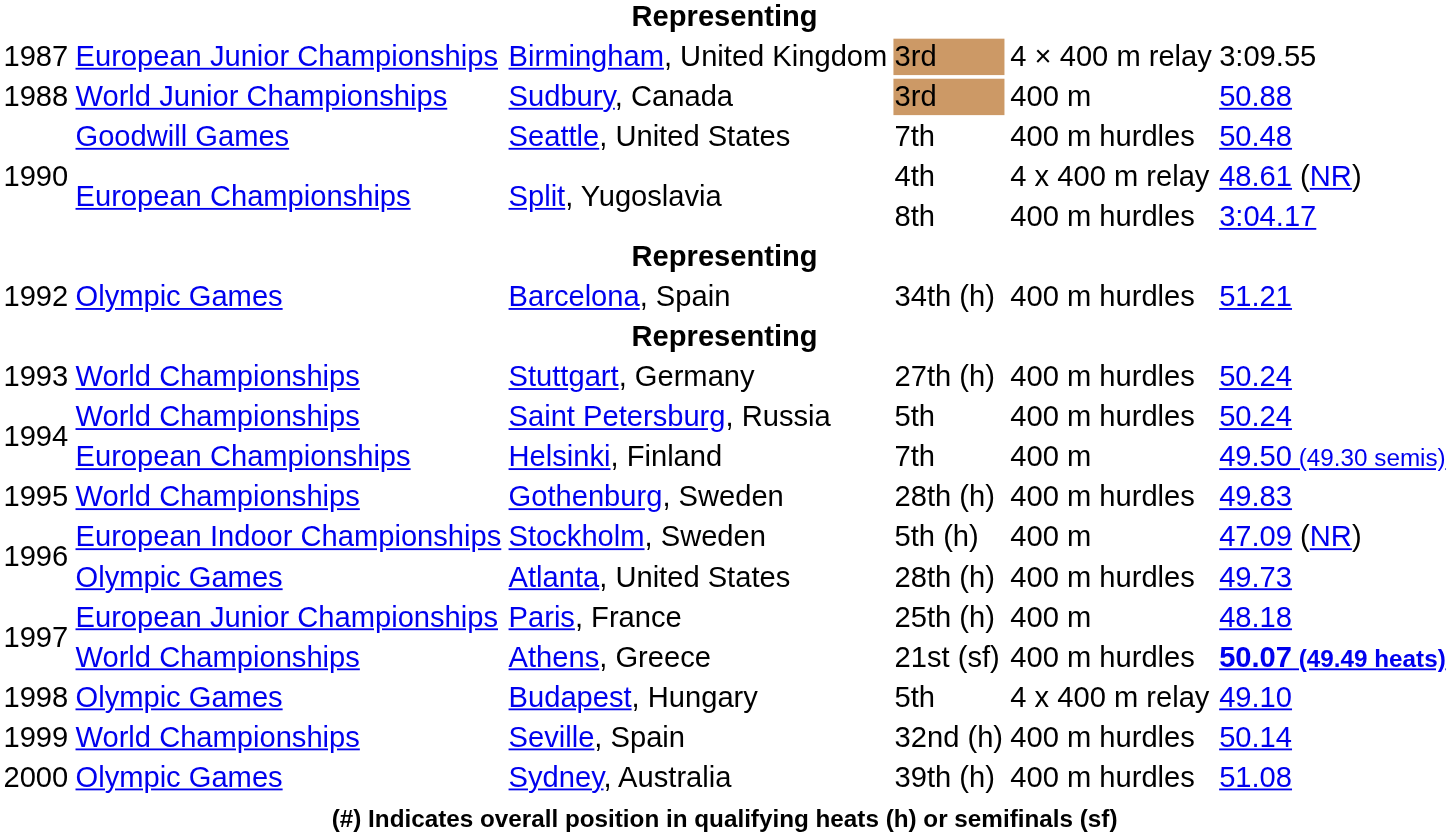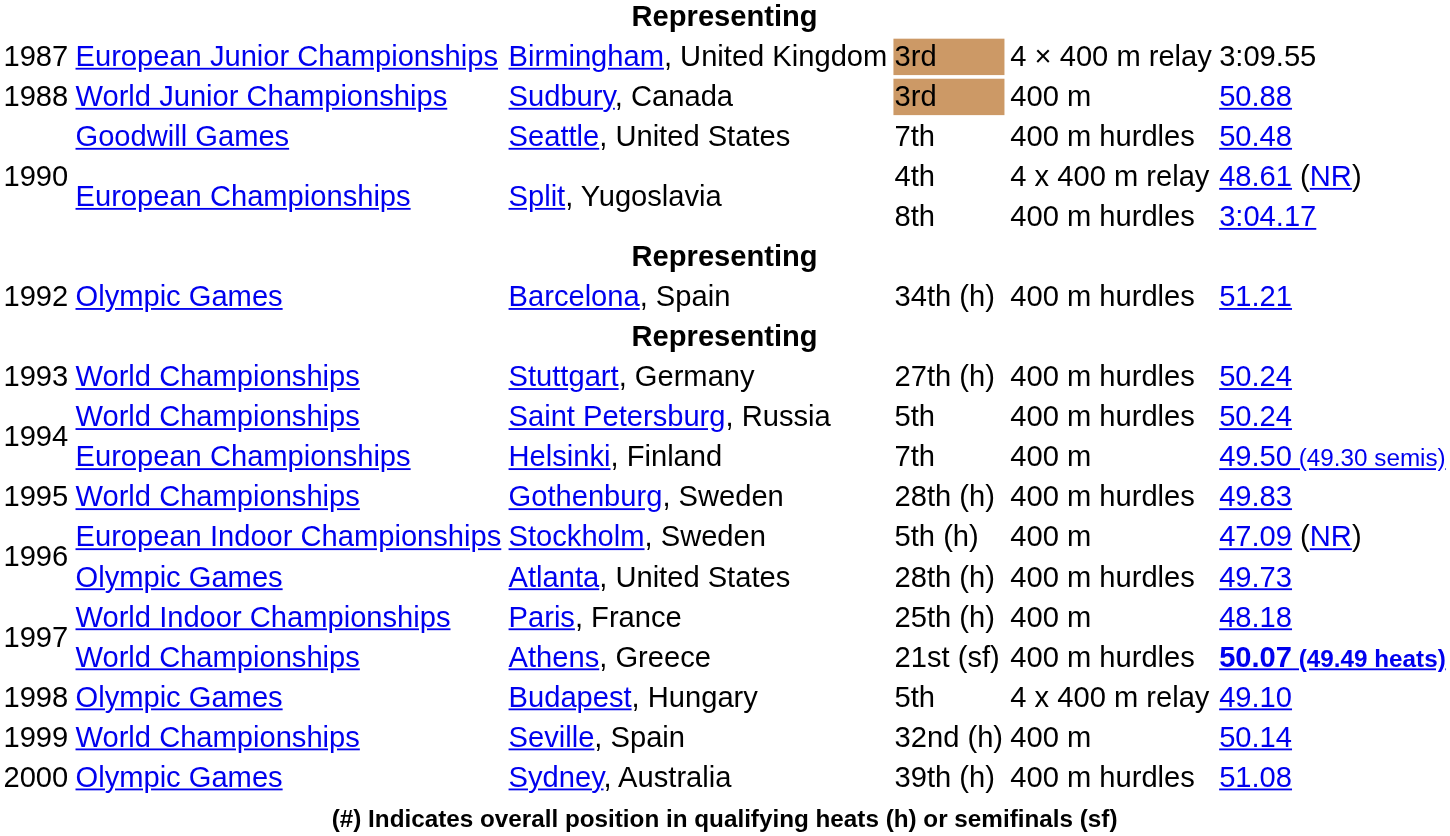(287, 617) European Junior Championships -> (263, 617) World Indoor Championships
(1103, 737) 400 m hurdles -> (1051, 737) 400 m
